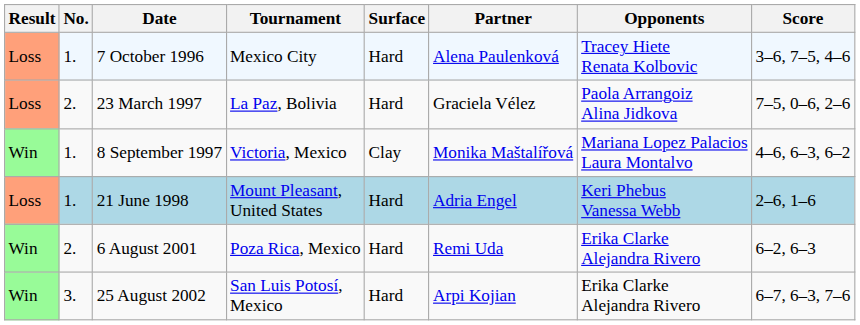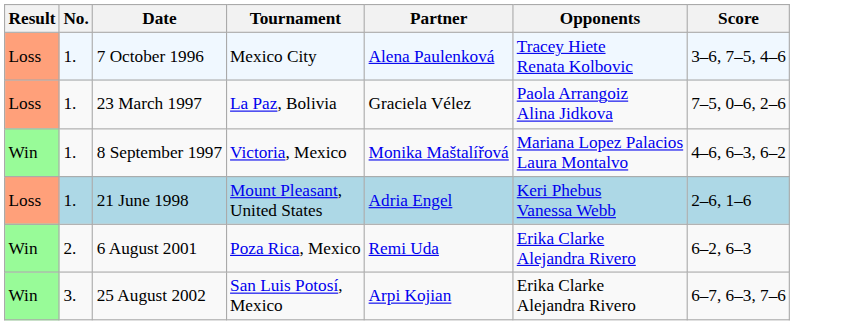- column: (397, 17)
(70, 103) 2. -> (70, 103) 1.
